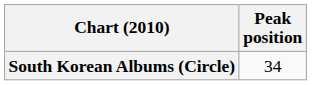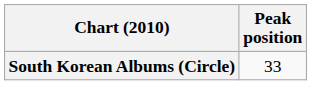(273, 65) 34 -> (273, 65) 33
